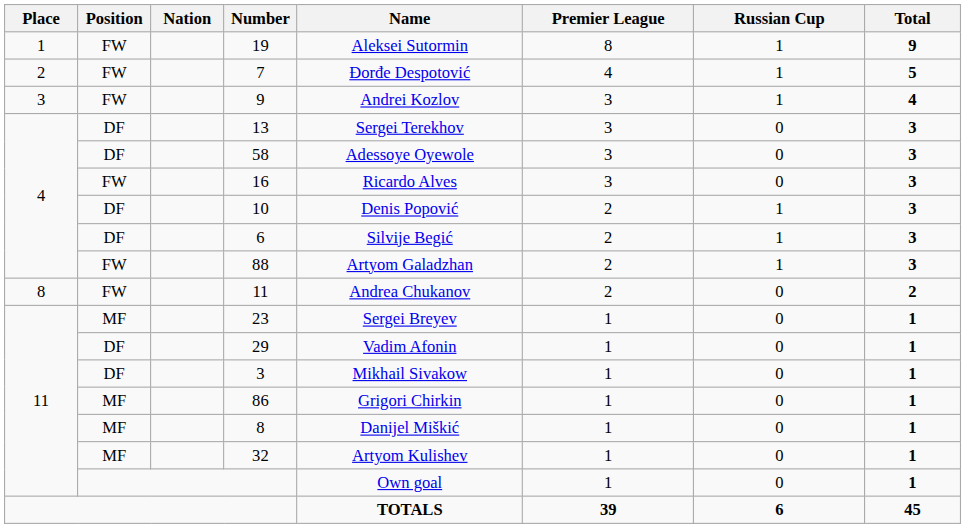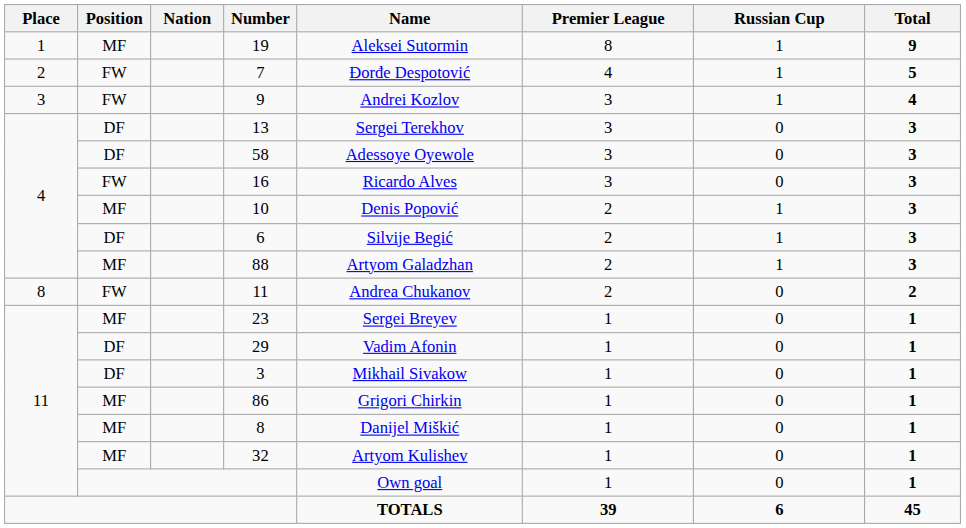(114, 45) FW -> (114, 45) MF
(114, 209) DF -> (114, 209) MF
(114, 264) FW -> (114, 264) MF
